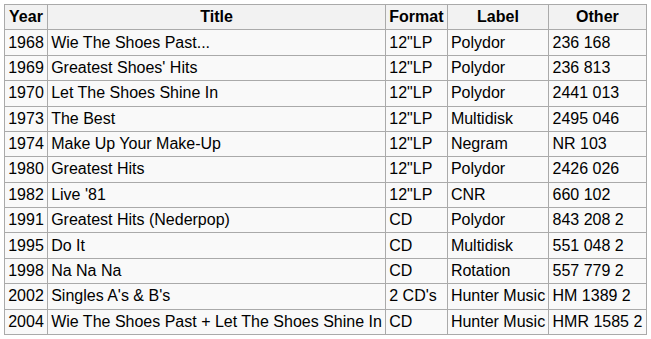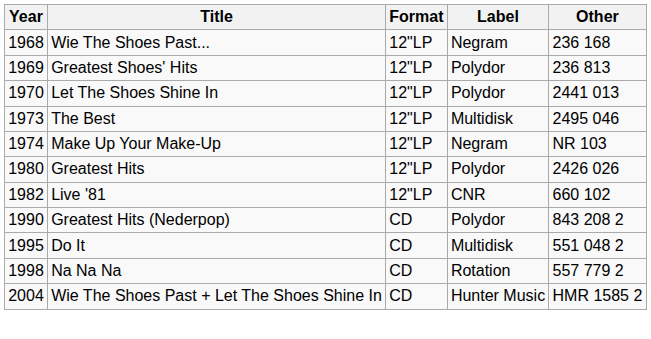(478, 42) Polydor -> (479, 42) Negram
(26, 220) 1991 -> (26, 220) 1990
- row: (111, 296)
